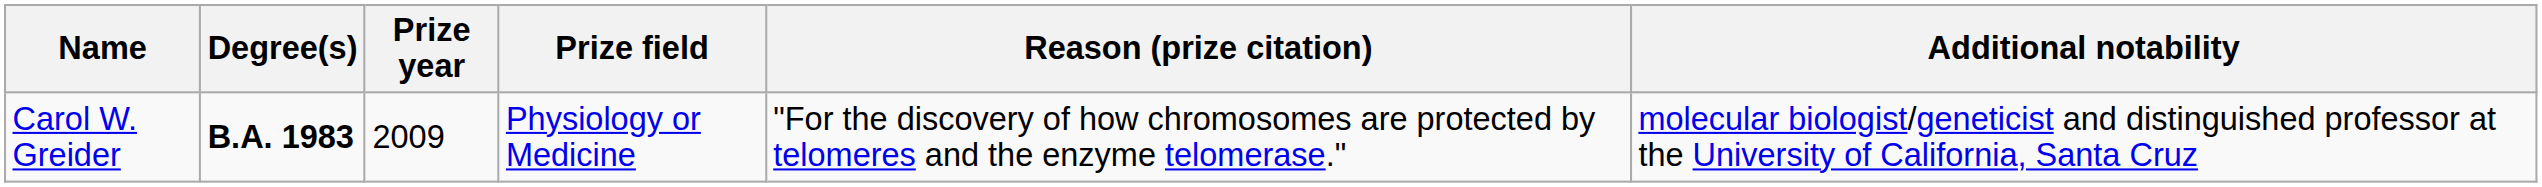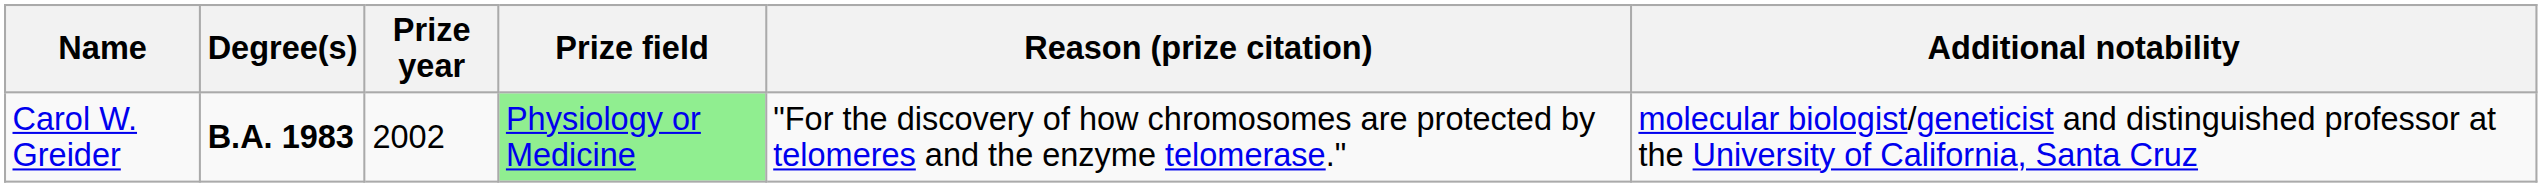(409, 136) 2009 -> (409, 136) 2002
(603, 136) no background -> (603, 136) lightgreen background
